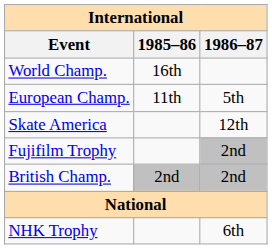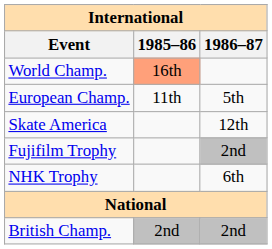(167, 71) no background -> (167, 71) lightsalmon background
rows swapped: (53, 230) <-> (60, 177)
